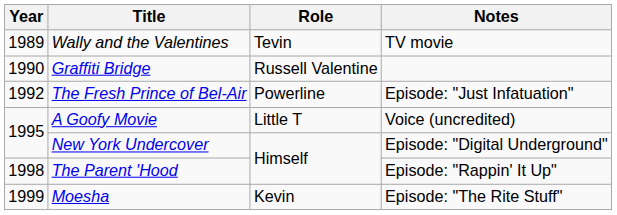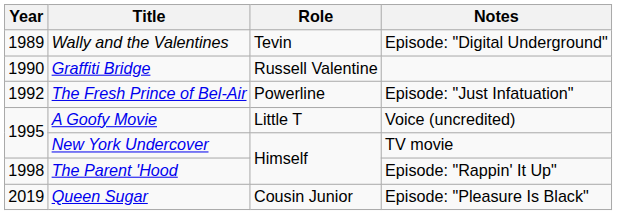(419, 42) TV movie -> (496, 42) Episode: "Digital Underground"
(496, 145) Episode: "Digital Underground" -> (419, 145) TV movie
- row: (80, 196)
+ row: (100, 196)
